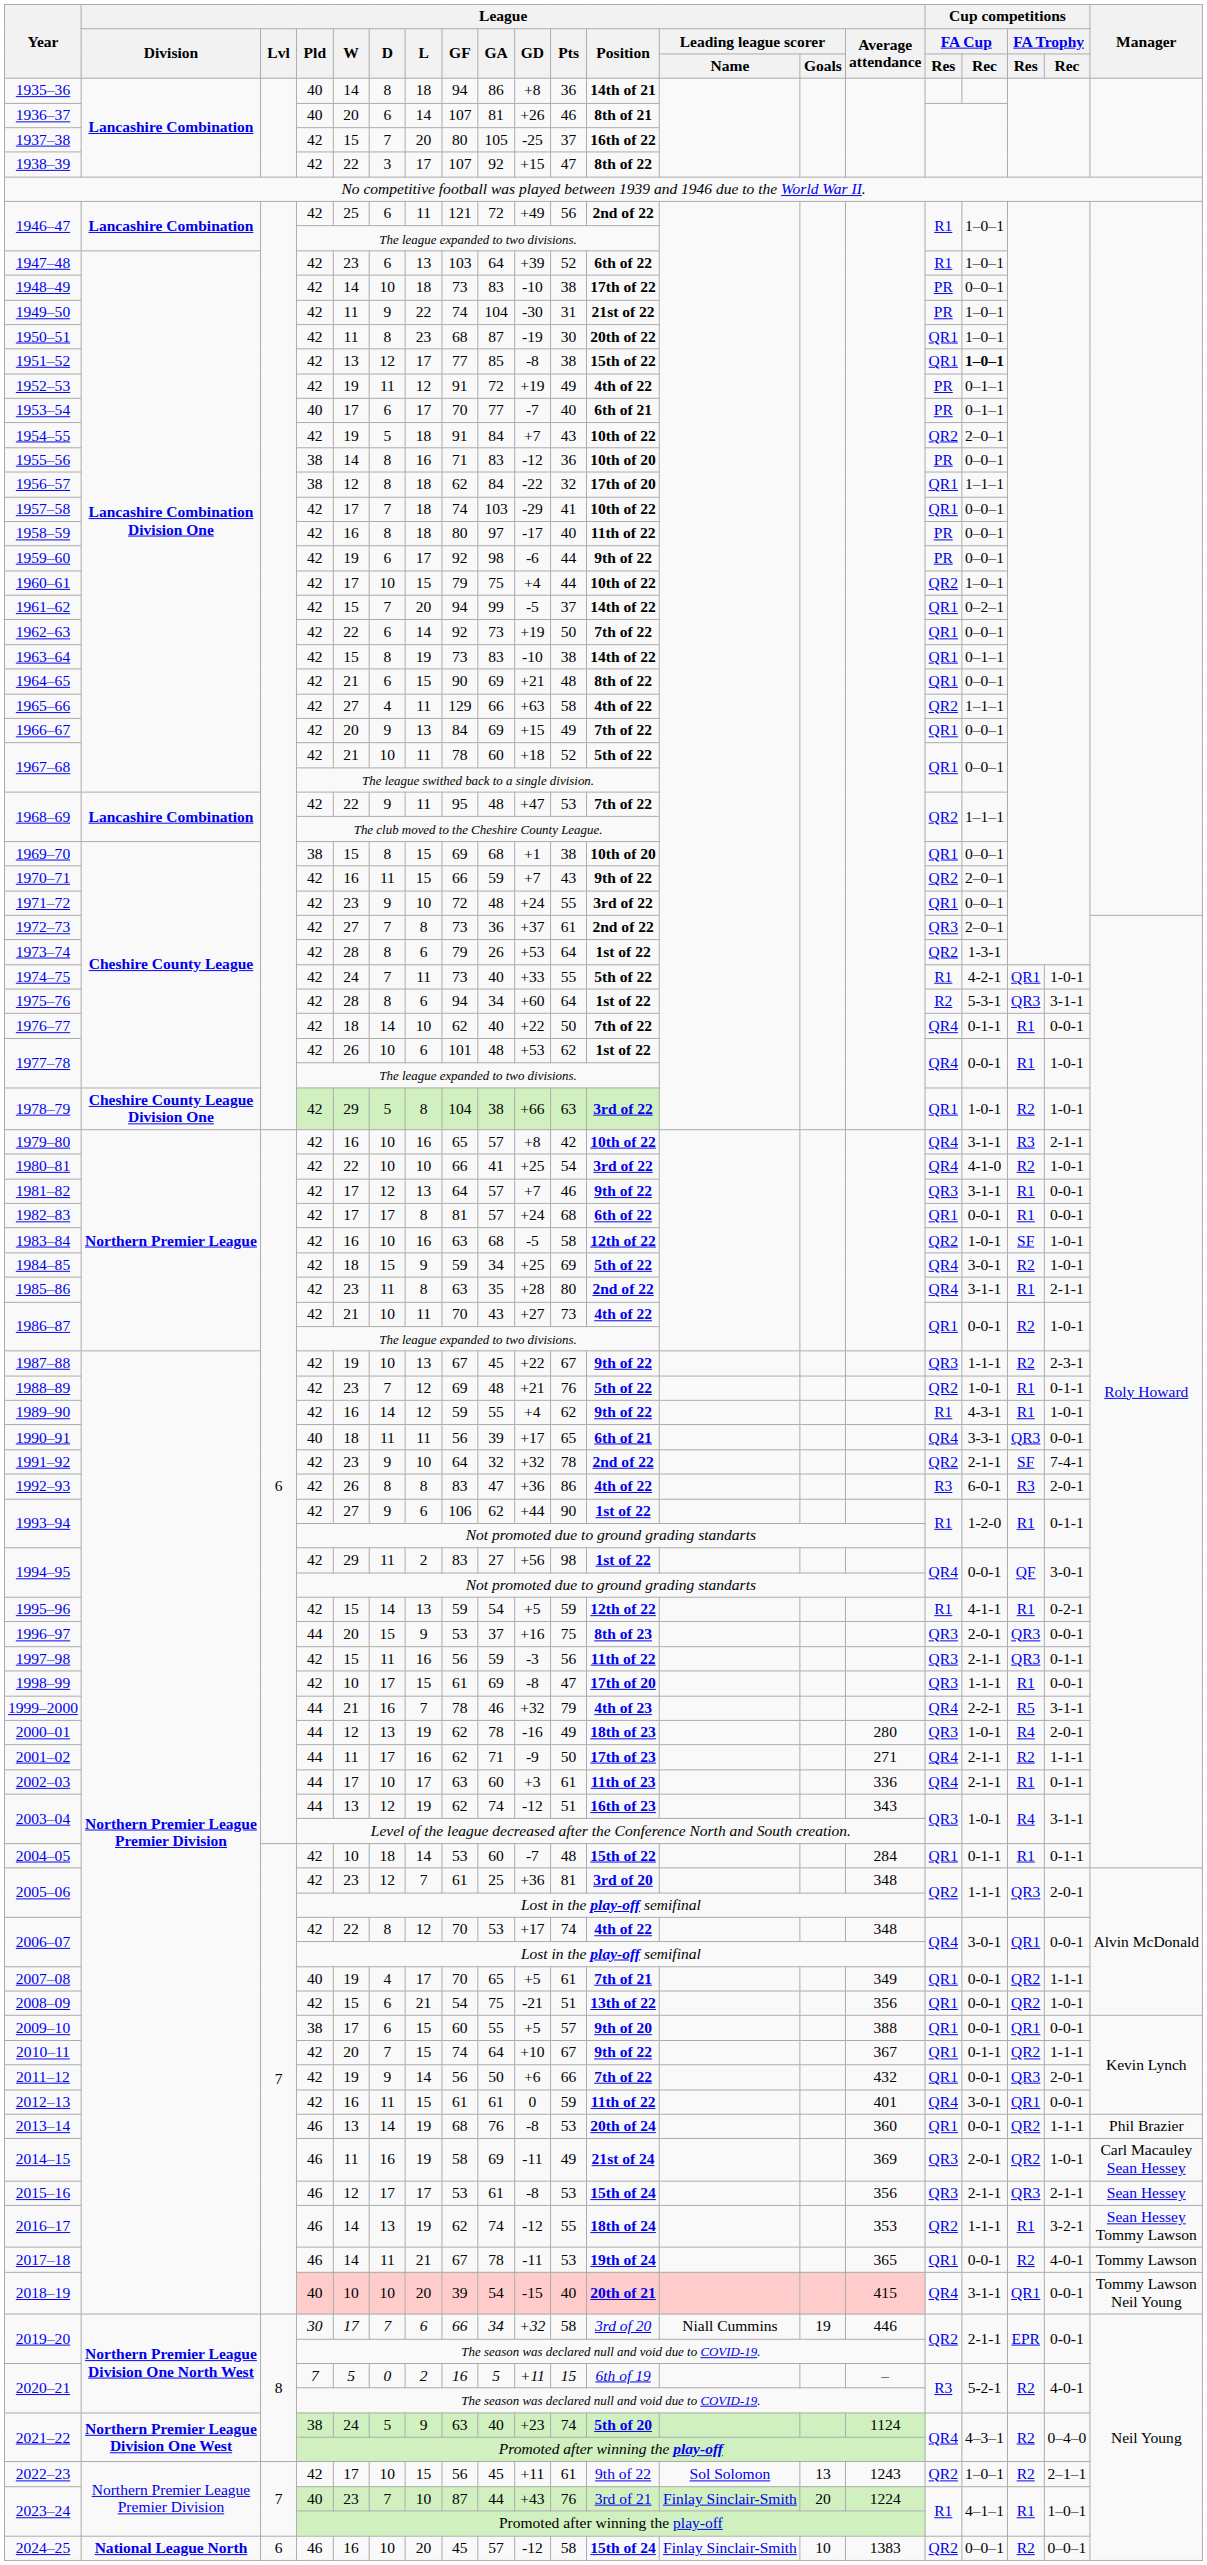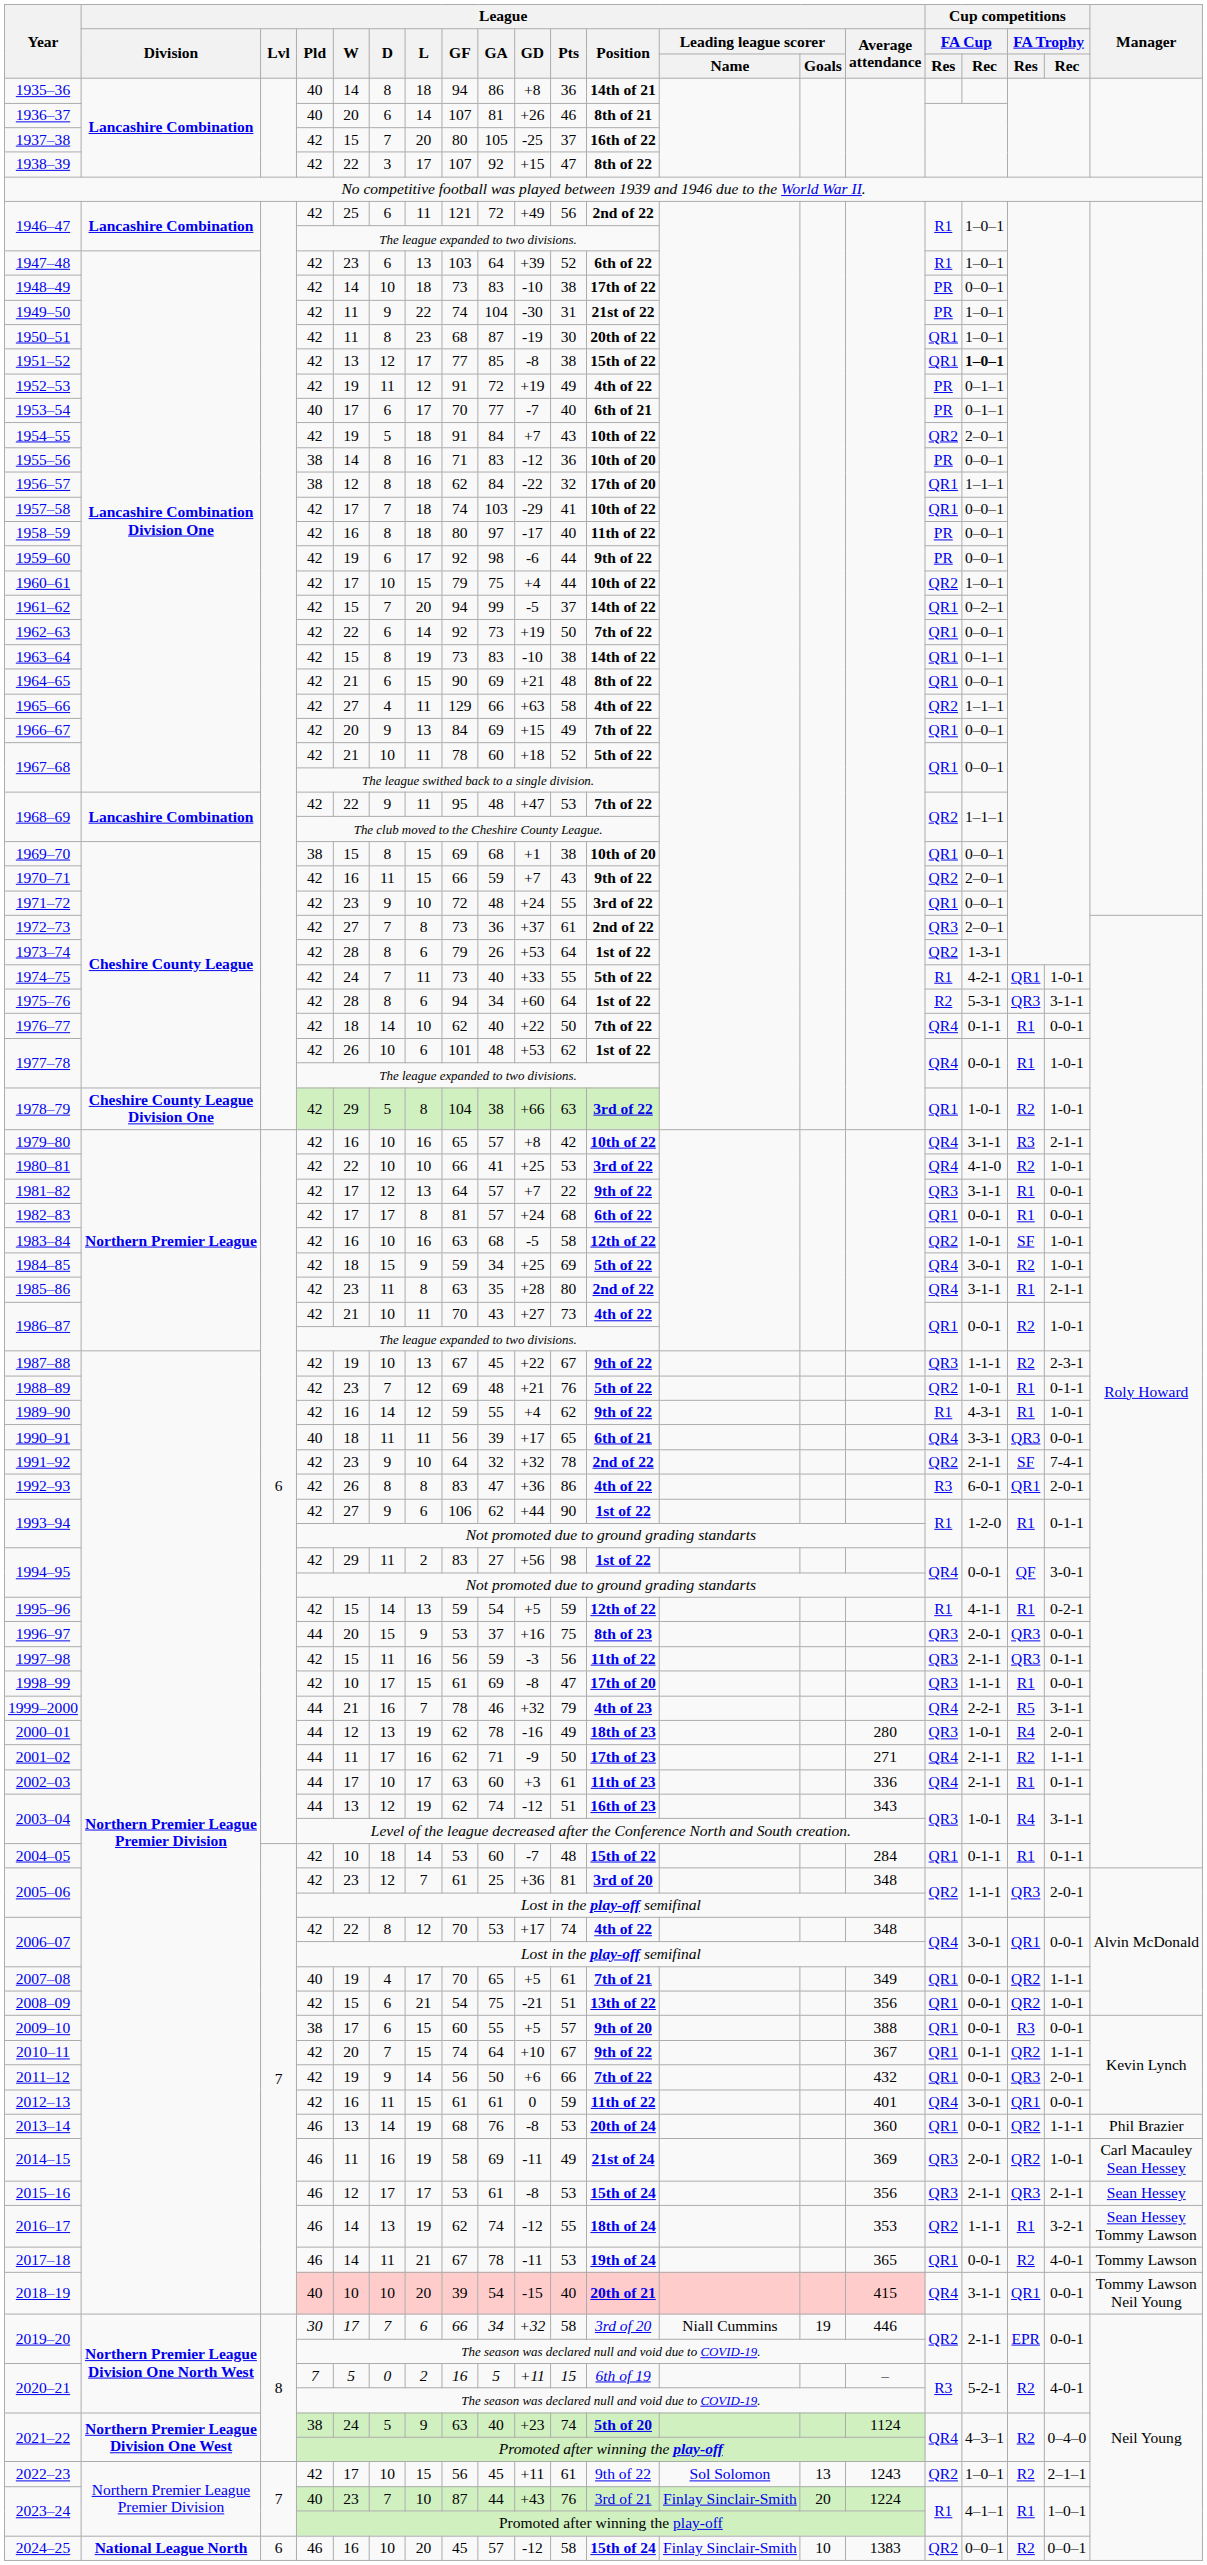(569, 1166) 54 -> (569, 1166) 53
(569, 1191) 46 -> (569, 1191) 22
(1026, 1486) R3 -> (1026, 1486) QR1
(1026, 2027) QR1 -> (1026, 2027) R3
